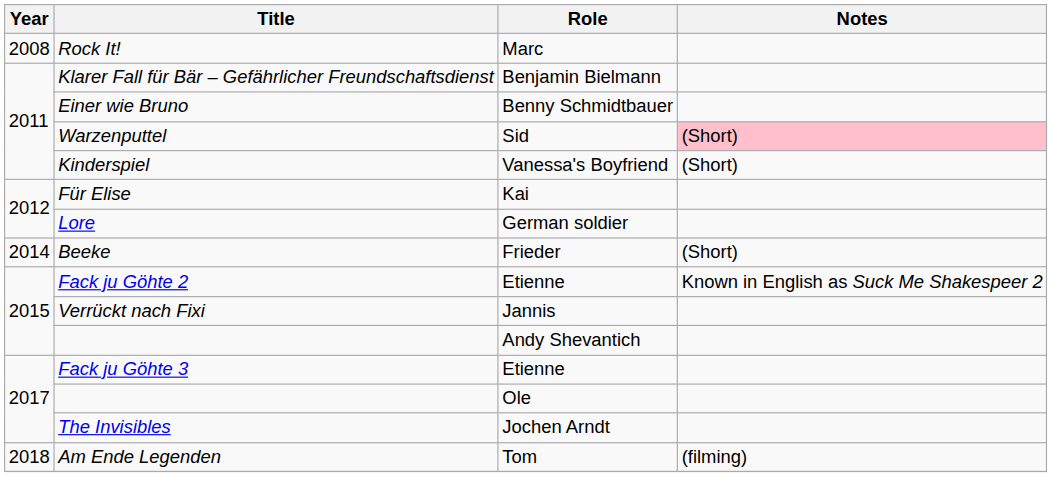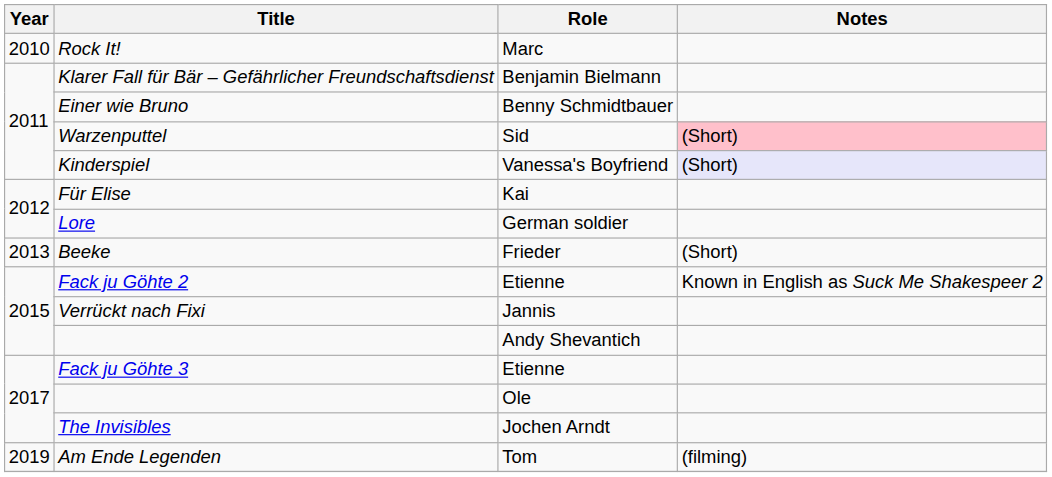(29, 48) 2008 -> (29, 48) 2010
(710, 164) no background -> (710, 164) lavender background
(29, 252) 2014 -> (29, 252) 2013
(29, 456) 2018 -> (29, 456) 2019
